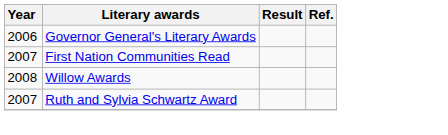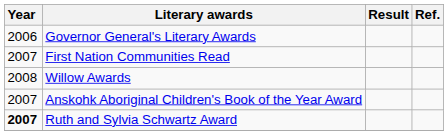+ row: (204, 99)
(22, 99) normal -> (22, 120) bold
